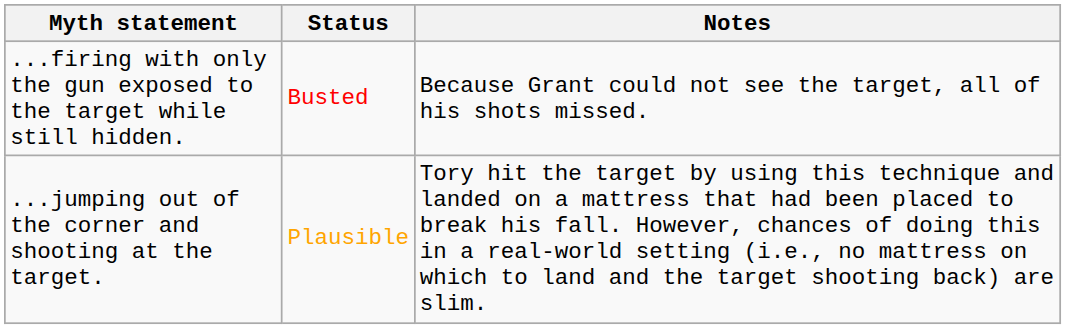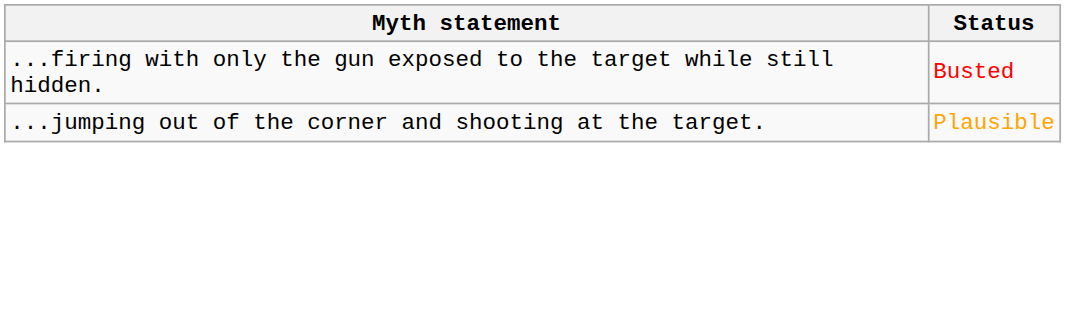- column: (737, 23)
